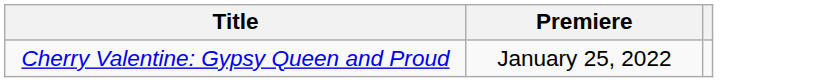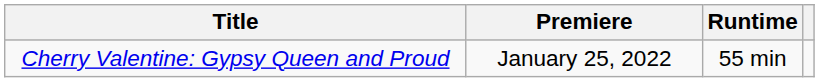+ column: (753, 22)
